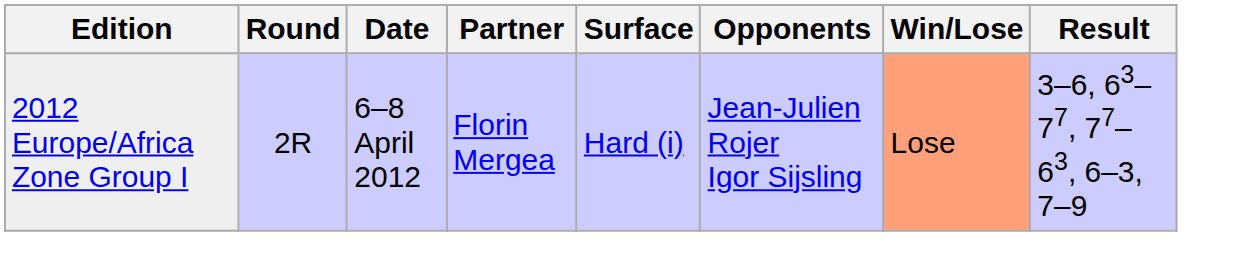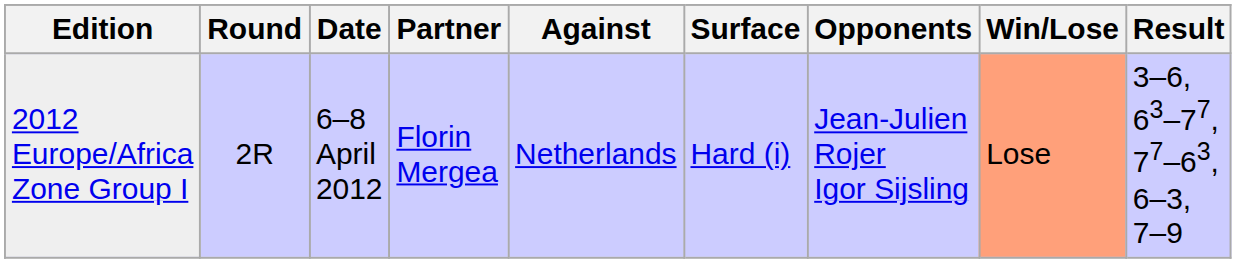+ column: (596, 28)
